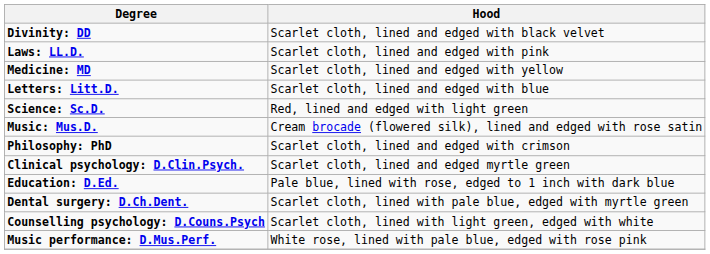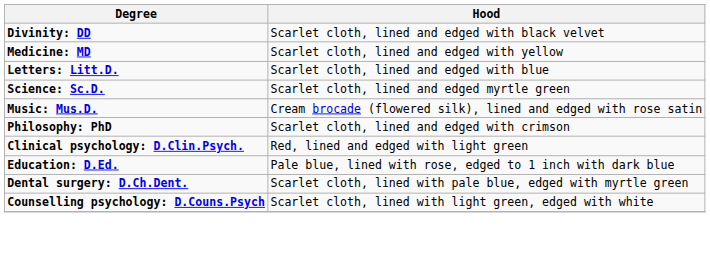- row: (46, 52)
(399, 108) Red, lined and edged with light green -> (420, 89) Scarlet cloth, lined and edged myrtle green
(420, 165) Scarlet cloth, lined and edged myrtle green -> (399, 146) Red, lined and edged with light green
- row: (112, 240)
